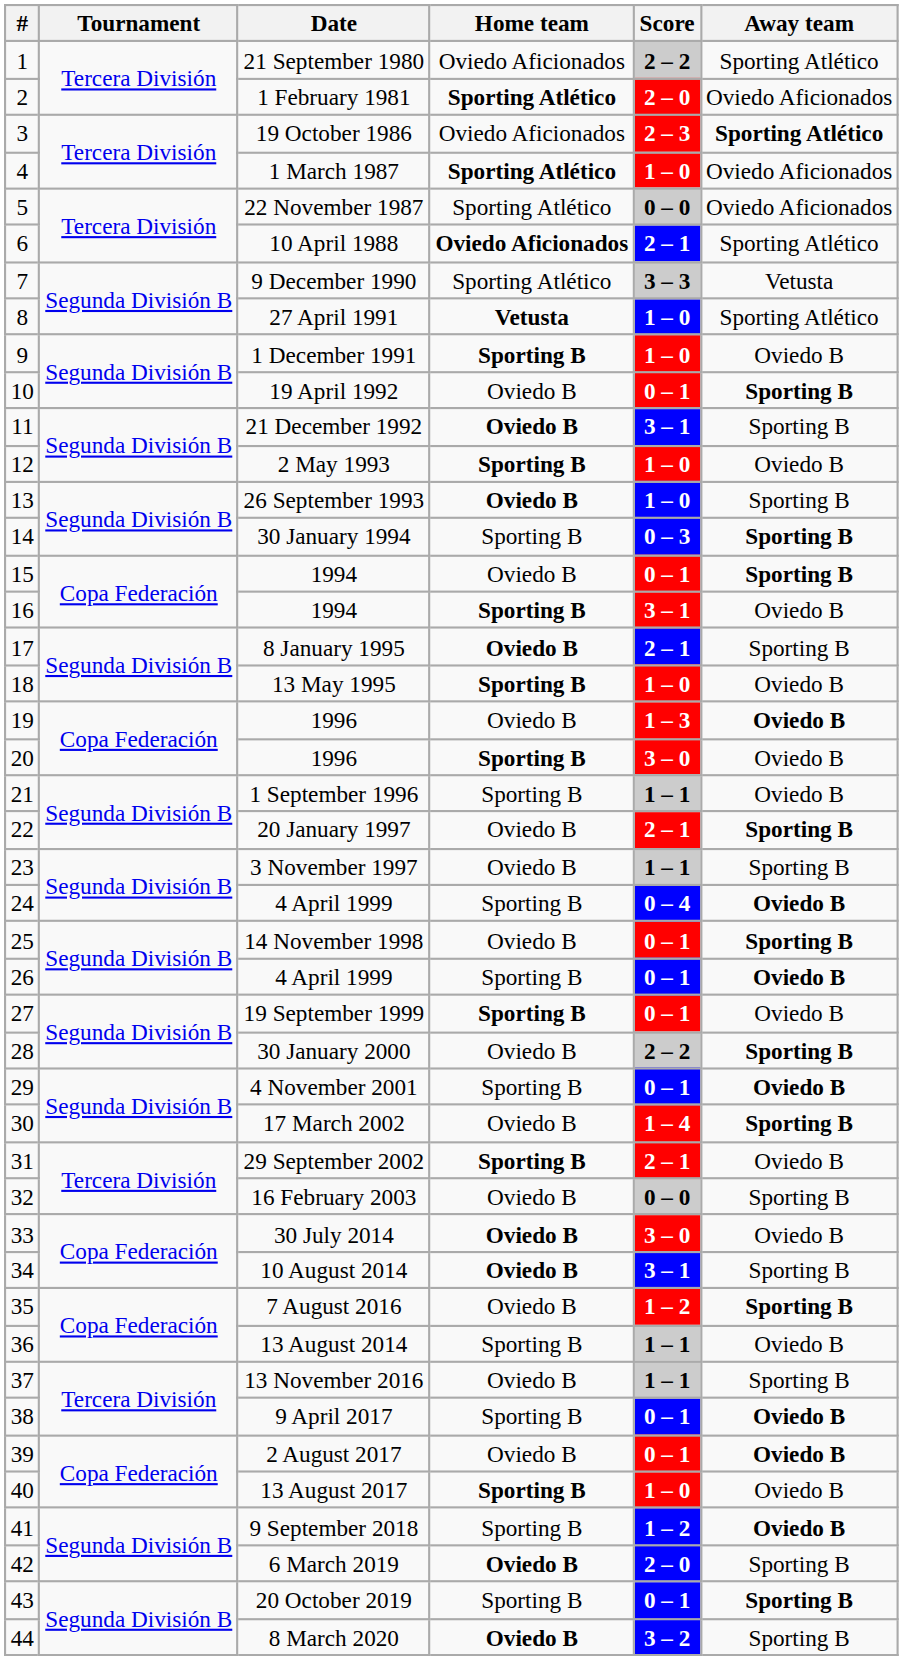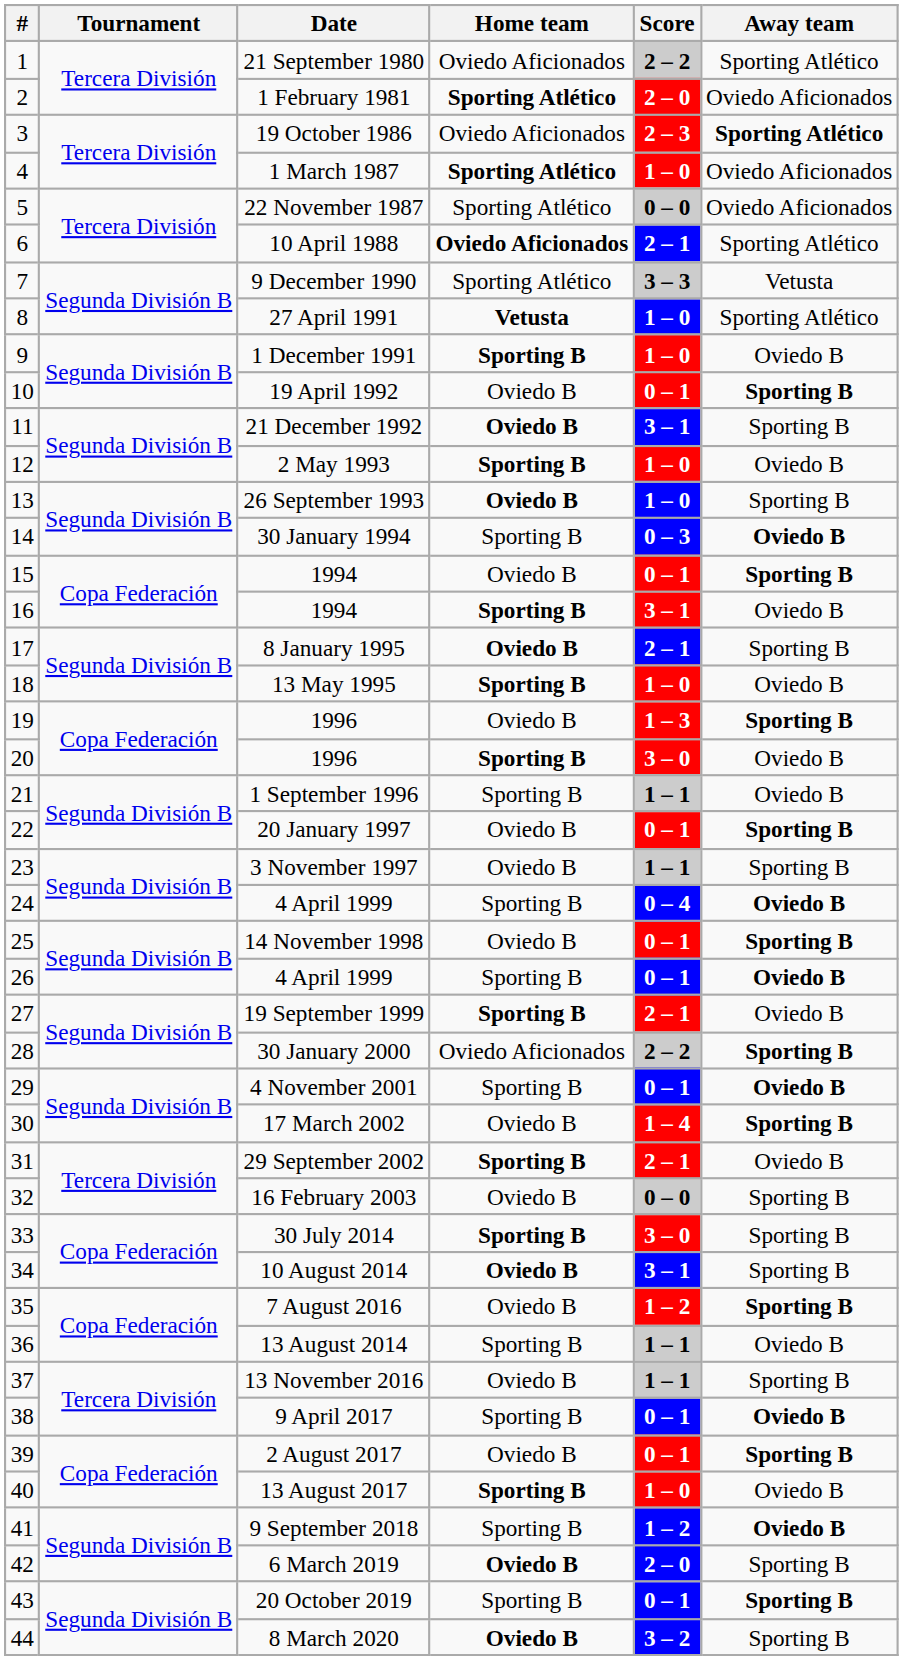(799, 537) Sporting B -> (799, 537) Oviedo B
(799, 720) Oviedo B -> (799, 720) Sporting B
(667, 830) 2 – 1 -> (667, 830) 0 – 1
(667, 1013) 0 – 1 -> (667, 1013) 2 – 1
(532, 1050) Oviedo B -> (532, 1050) Oviedo Aficionados
(532, 1233) Oviedo B -> (532, 1233) Sporting B
(799, 1233) Oviedo B -> (799, 1233) Sporting B
(799, 1453) Oviedo B -> (799, 1453) Sporting B
